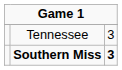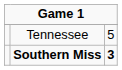(111, 34) 3 -> (111, 34) 5
